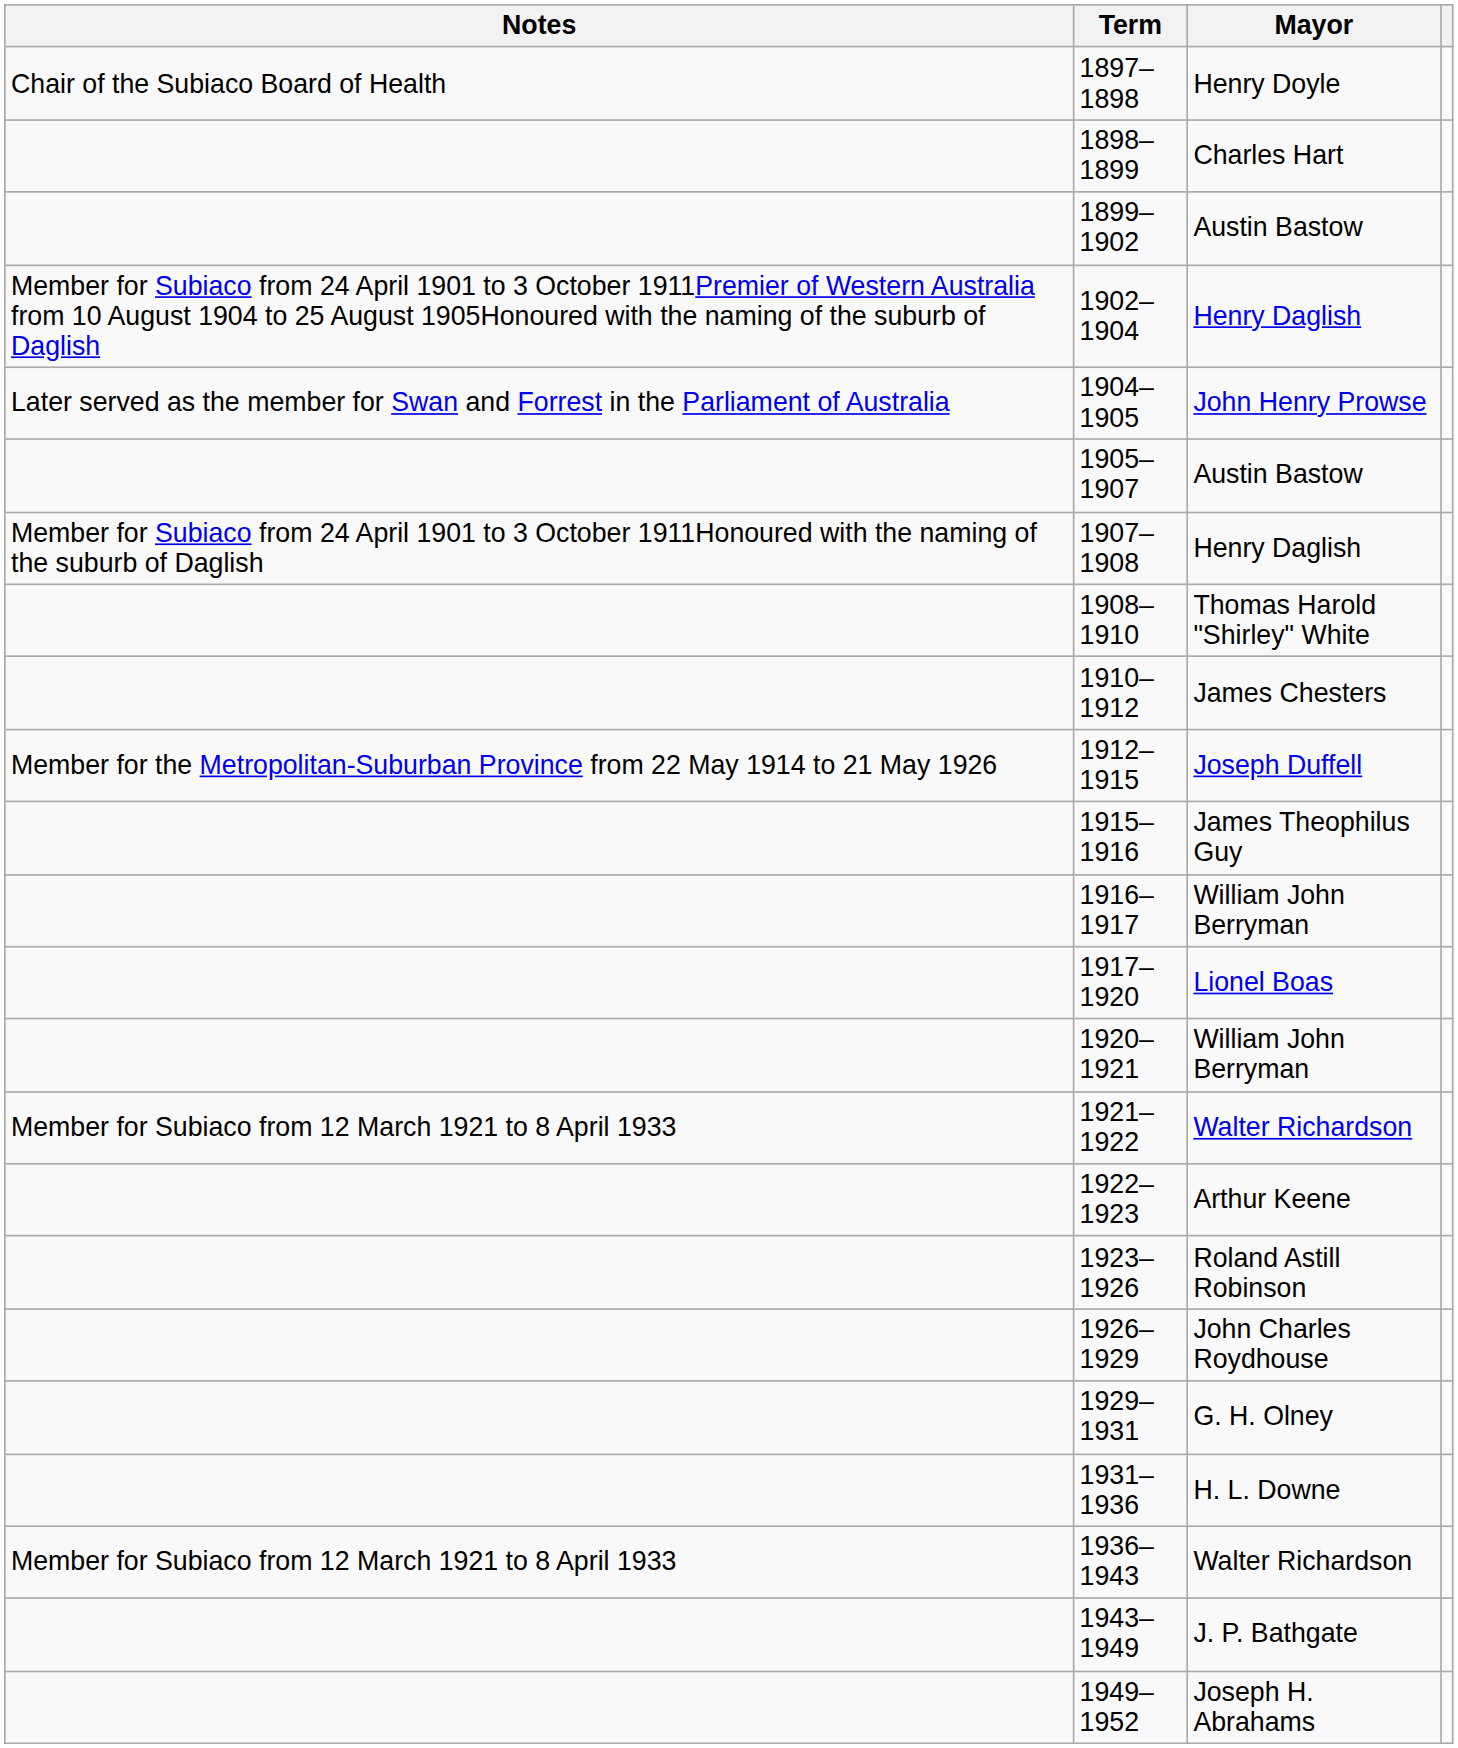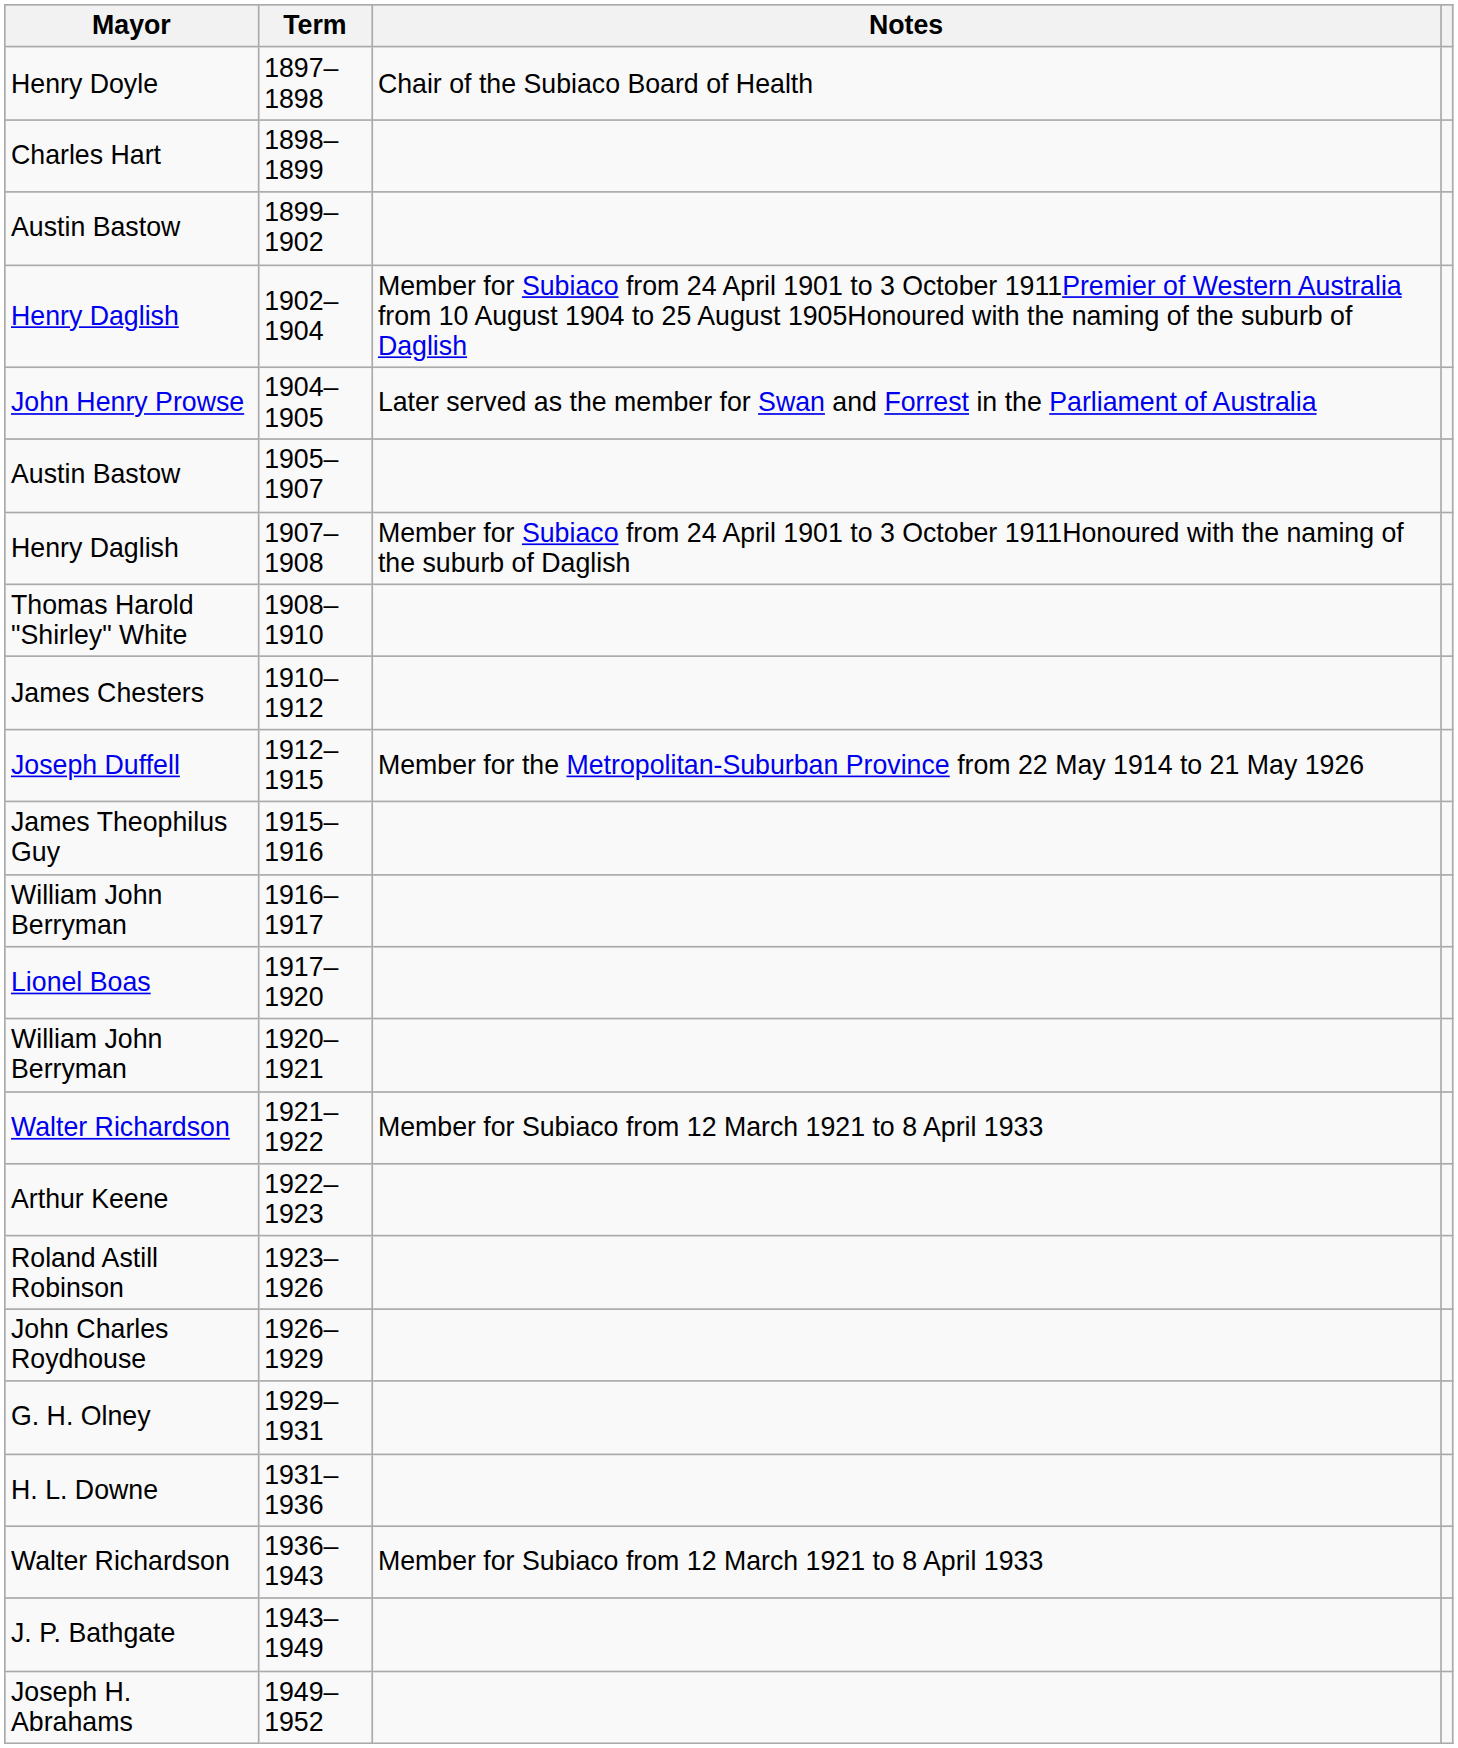columns swapped: (1314, 25) <-> (539, 25)
